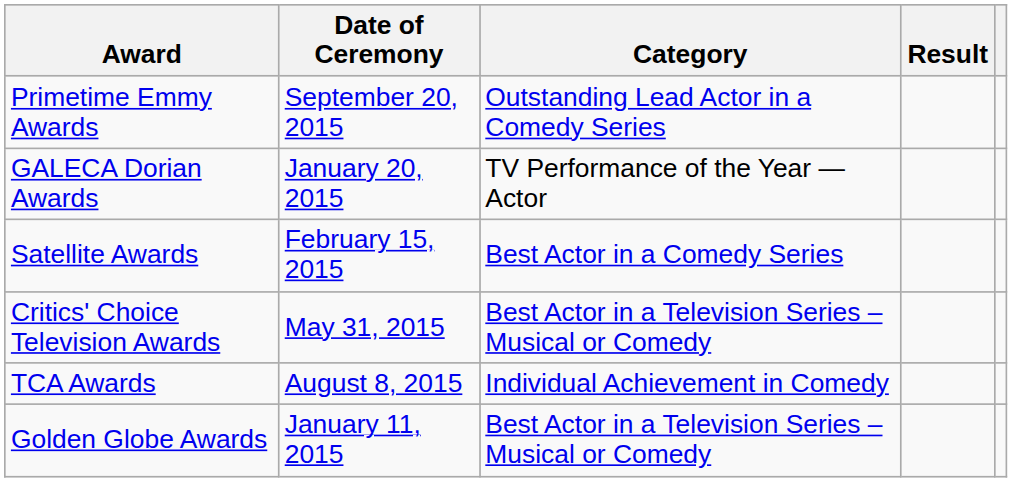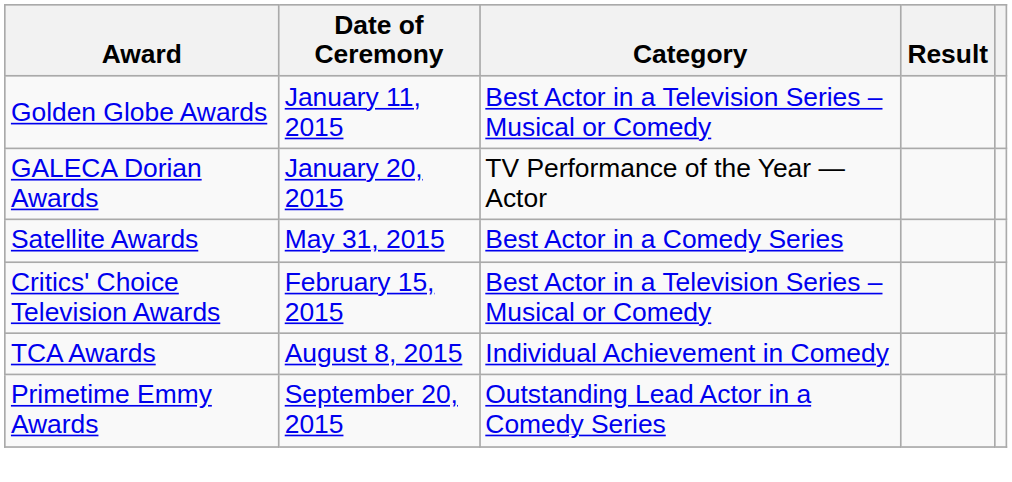rows swapped: (139, 439) <-> (111, 111)
(360, 254) February 15, 2015 -> (365, 240) May 31, 2015
(365, 326) May 31, 2015 -> (360, 296) February 15, 2015
